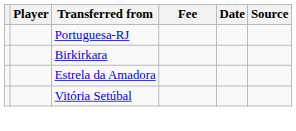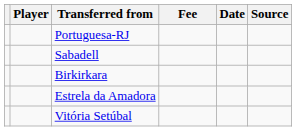+ row: (77, 55)
